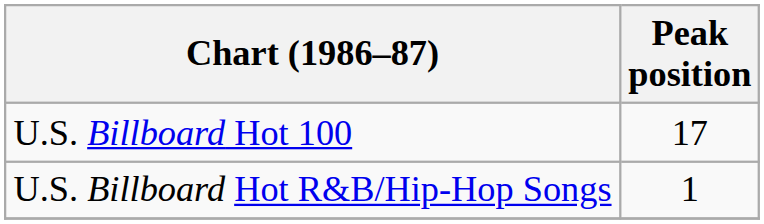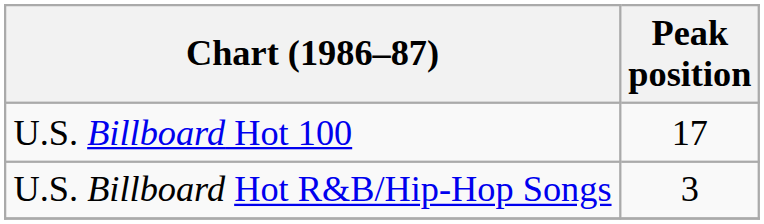(690, 189) 1 -> (690, 189) 3
